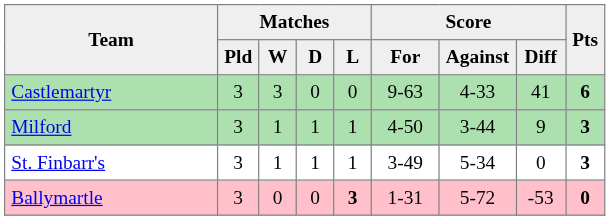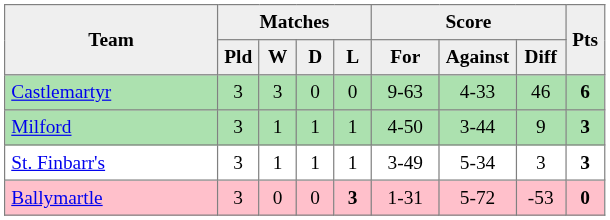(541, 92) 41 -> (541, 92) 46
(541, 162) 0 -> (541, 162) 3
